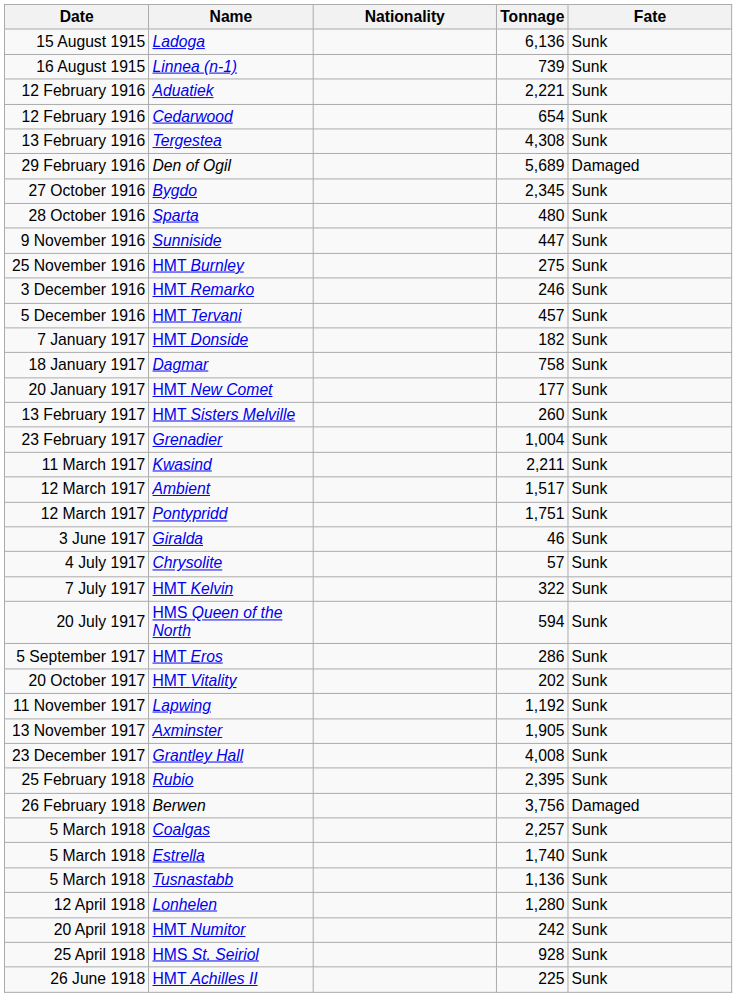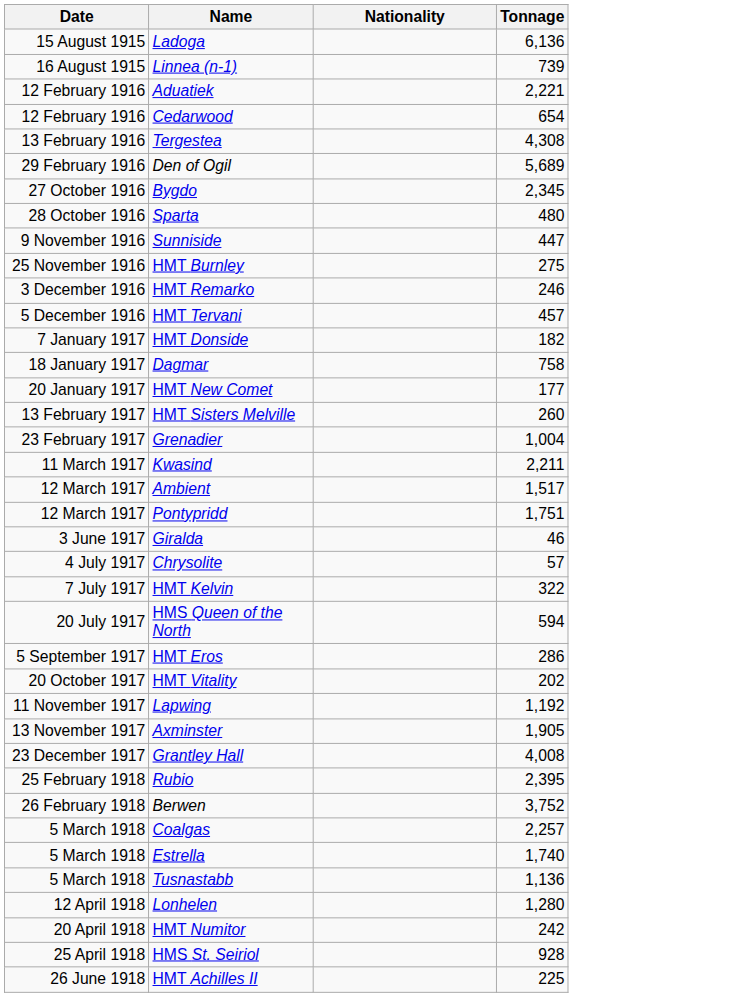- column: (650, 16)
(545, 805) 3,756 -> (545, 805) 3,752
